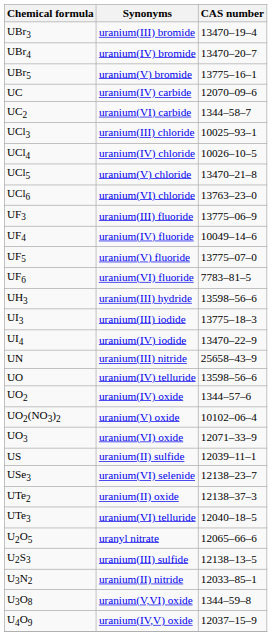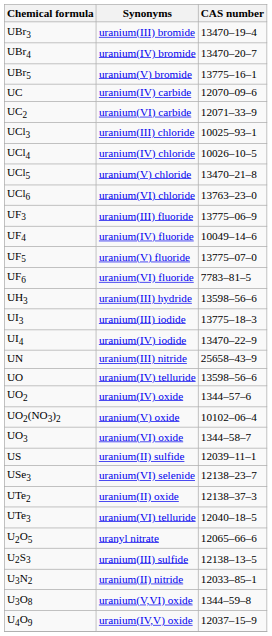(226, 112) 1344–58–7 -> (229, 112) 12071–33–9
(229, 437) 12071–33–9 -> (226, 437) 1344–58–7
